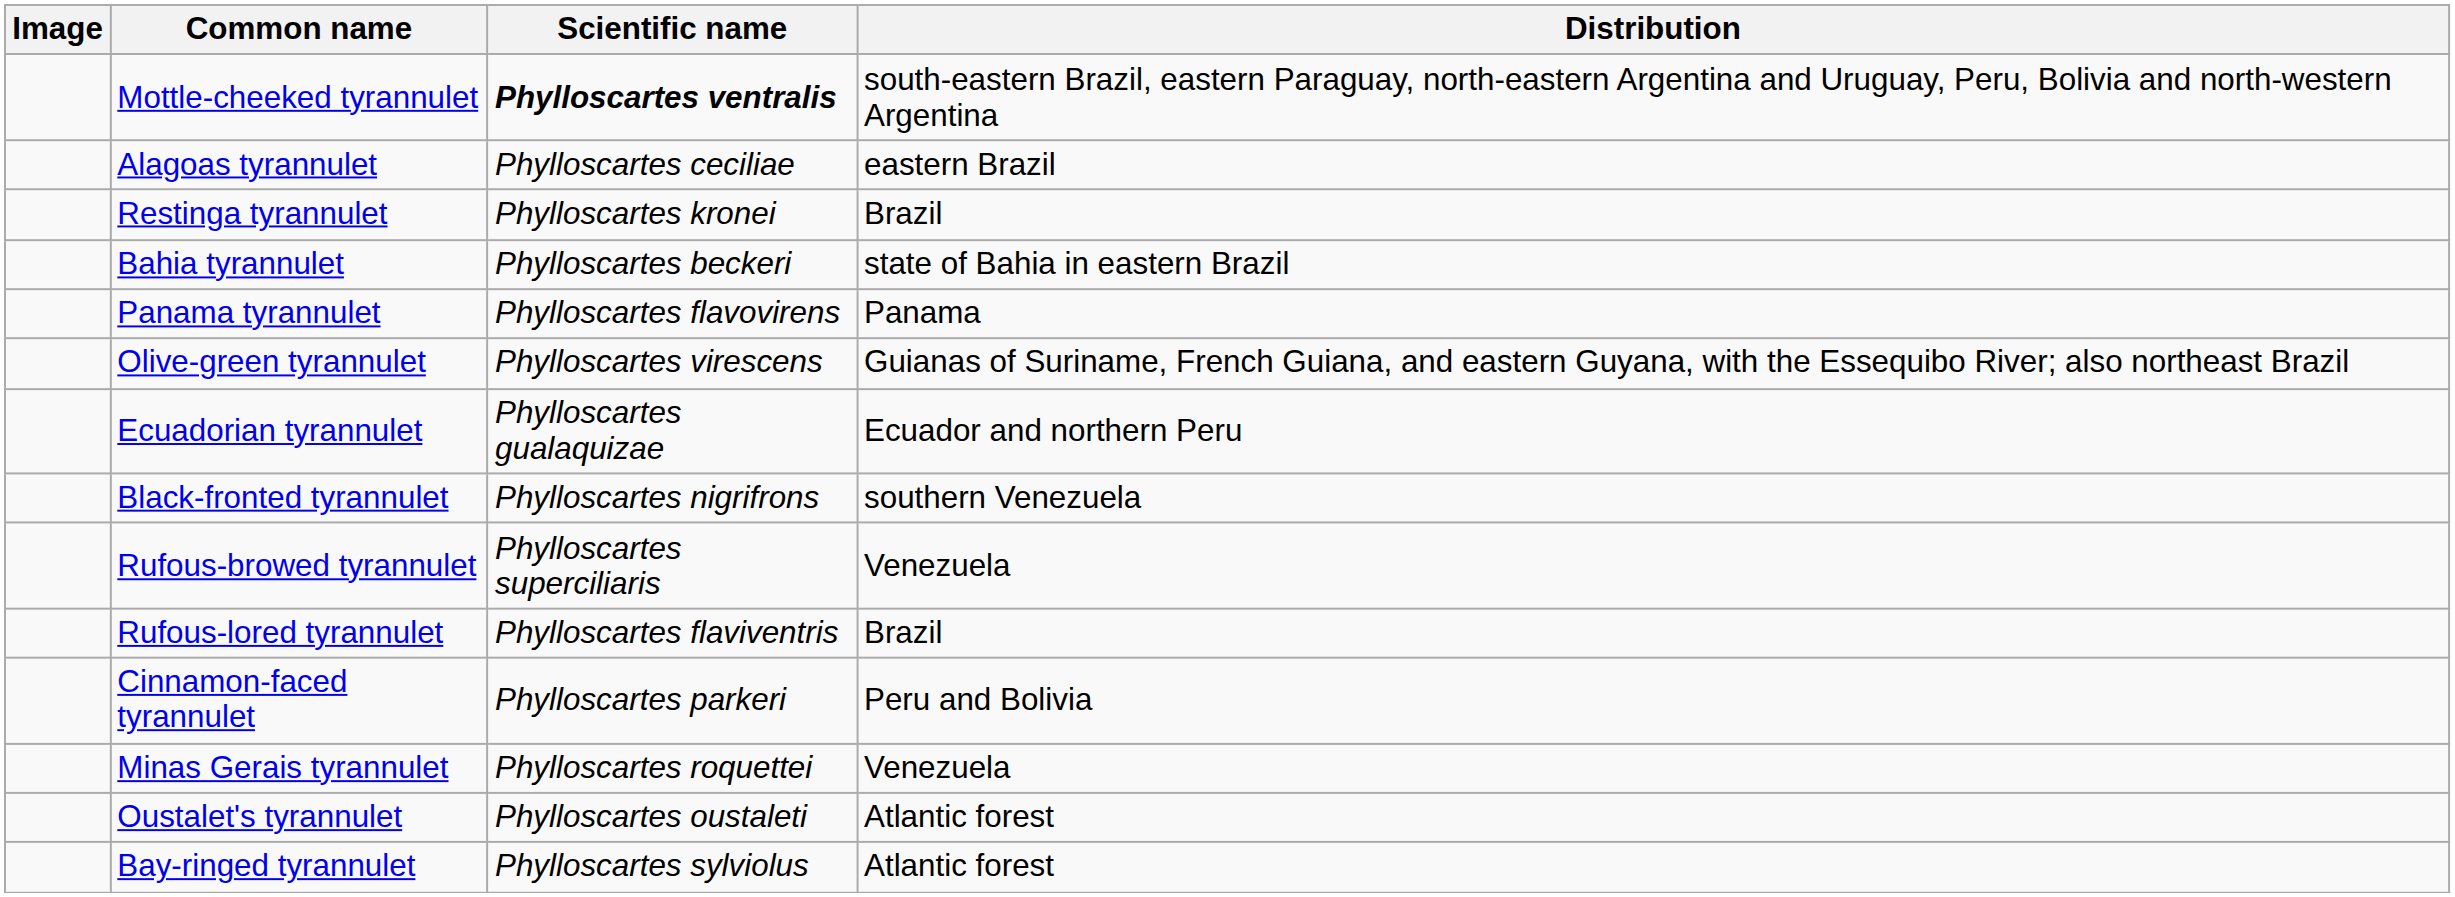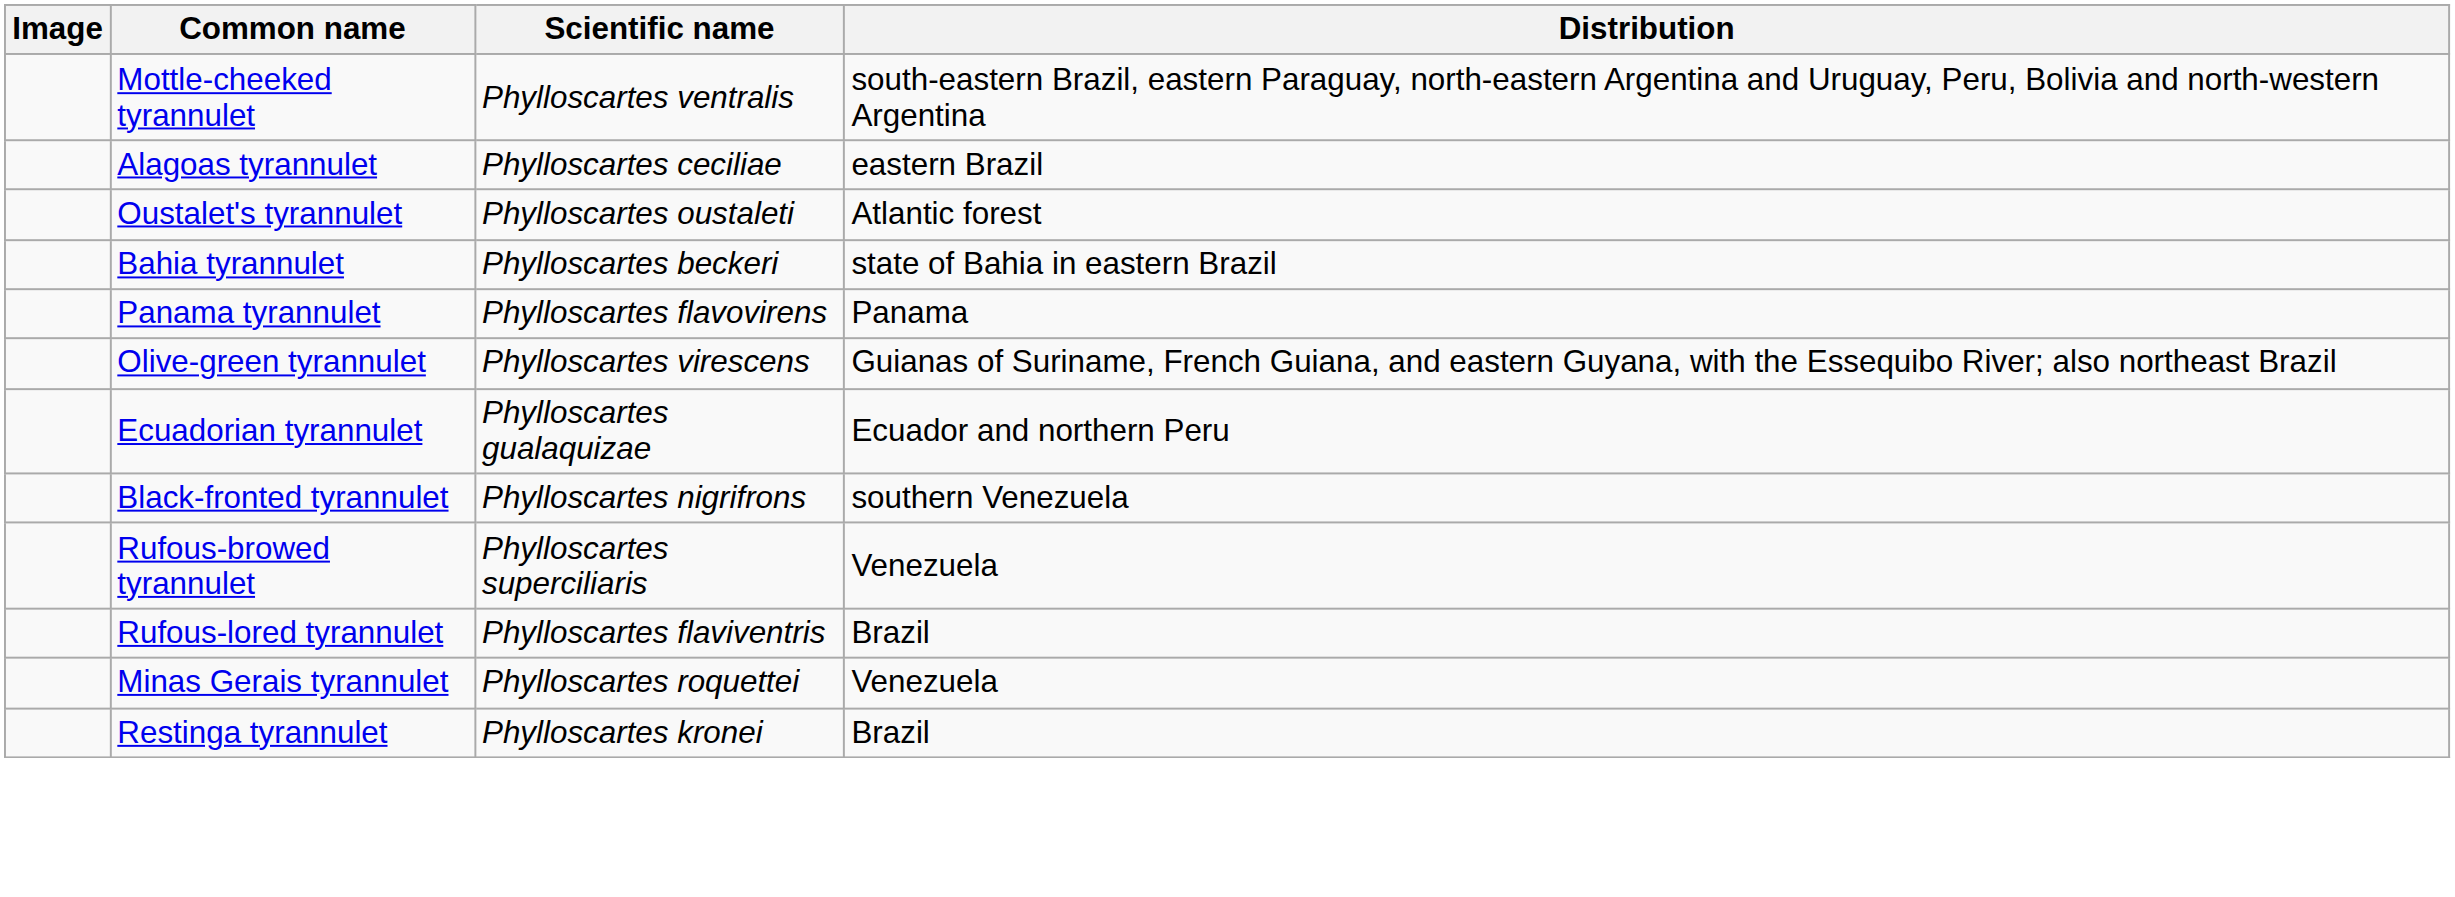(666, 96) bold -> (638, 96) normal
rows swapped: (252, 213) <-> (260, 817)
- row: (232, 699)
- row: (266, 866)
